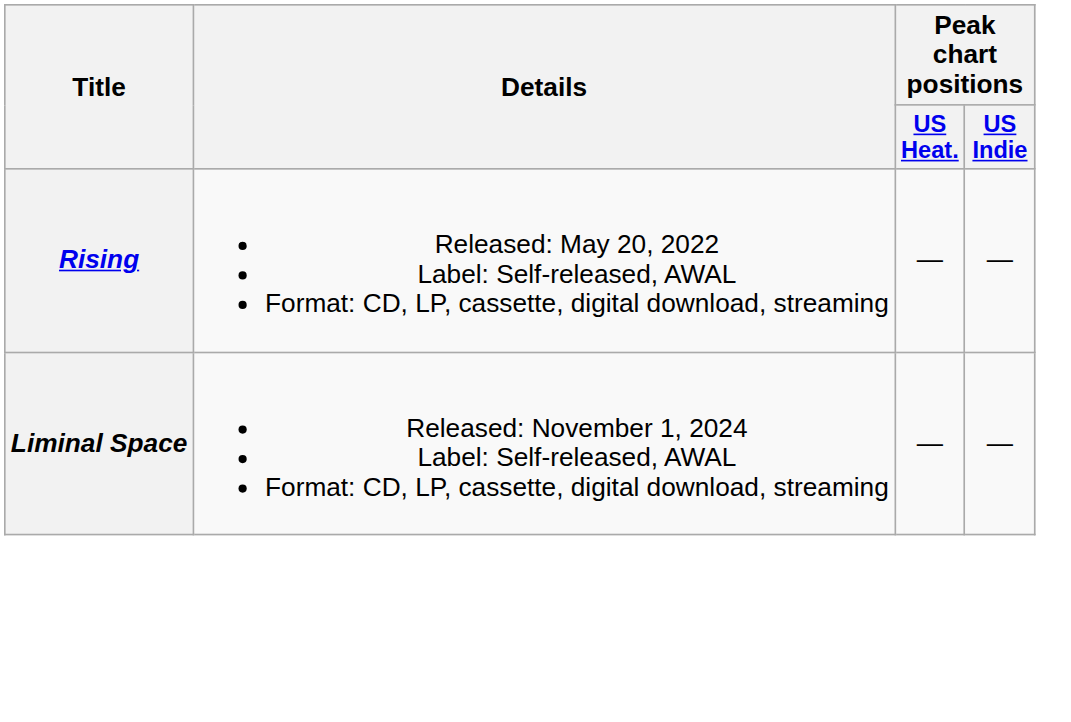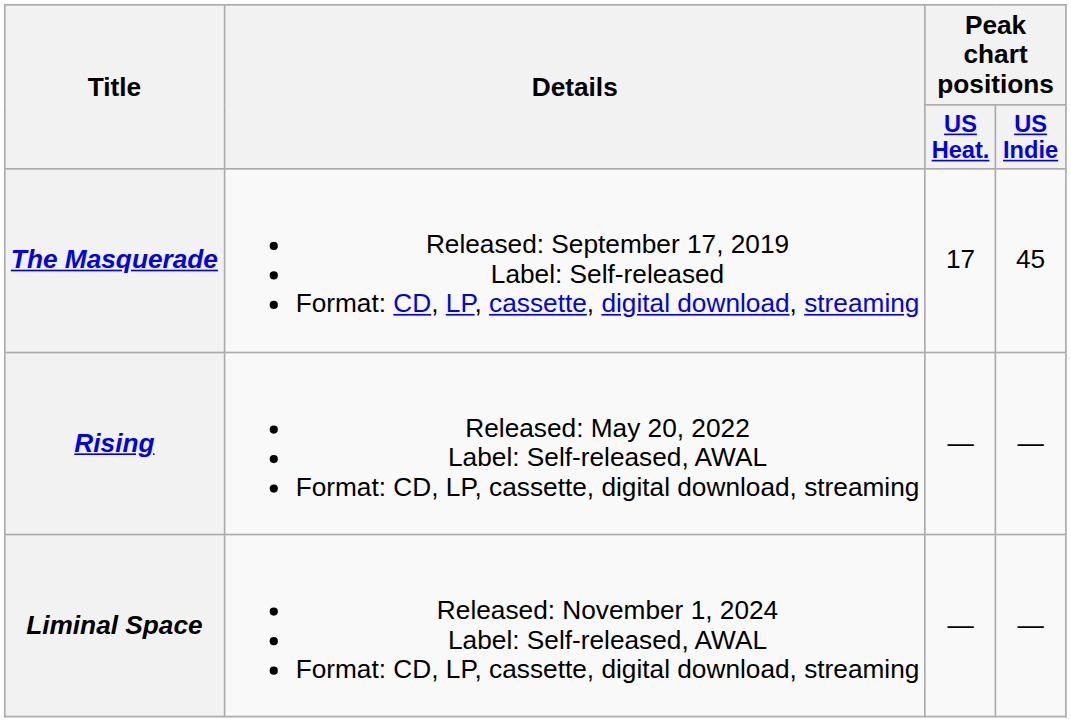+ row: (114, 260)
